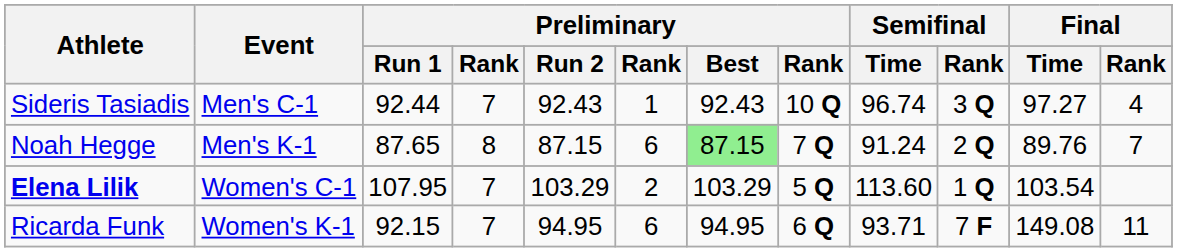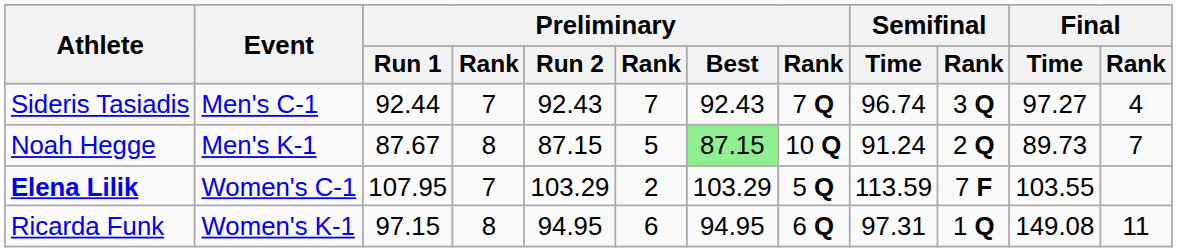(651, 105) 1 -> (651, 105) 7
(813, 105) 10 Q -> (813, 105) 7 Q
(408, 146) 87.65 -> (408, 146) 87.67
(651, 146) 6 -> (651, 146) 5
(813, 146) 7 Q -> (813, 146) 10 Q
(1055, 146) 89.76 -> (1055, 146) 89.73
(894, 186) 113.60 -> (894, 186) 113.59
(974, 186) 1 Q -> (974, 186) 7 F
(1055, 186) 103.54 -> (1055, 186) 103.55
(408, 227) 92.15 -> (408, 227) 97.15
(489, 227) 7 -> (489, 227) 8
(894, 227) 93.71 -> (894, 227) 97.31
(974, 227) 7 F -> (974, 227) 1 Q
